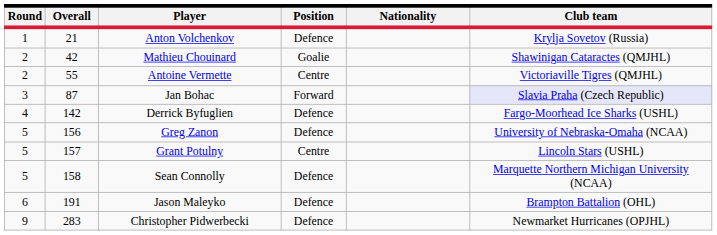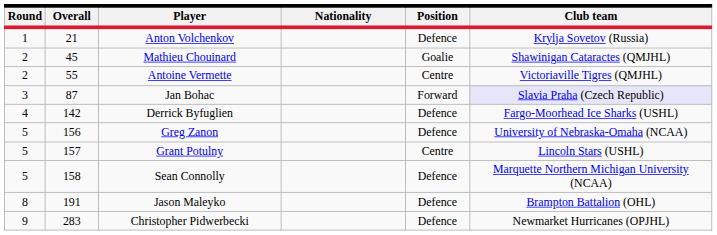columns swapped: (314, 16) <-> (408, 16)
(72, 57) 42 -> (72, 57) 45
(25, 202) 6 -> (25, 202) 8
